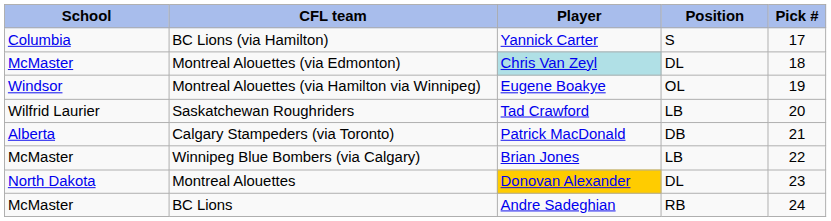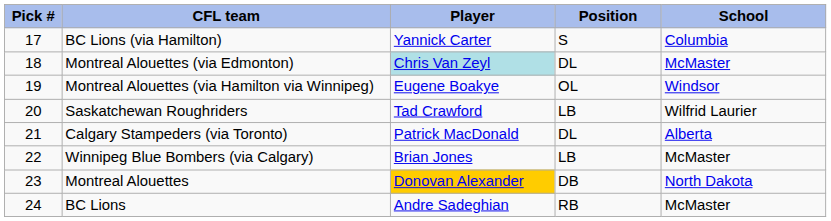columns swapped: (797, 16) <-> (87, 16)
(675, 134) DB -> (568, 134) DL
(674, 181) DL -> (568, 181) DB
